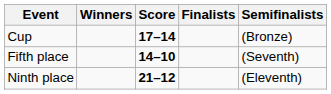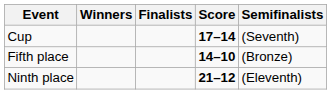columns swapped: (157, 15) <-> (208, 15)
(267, 36) (Bronze) -> (270, 36) (Seventh)
(270, 57) (Seventh) -> (267, 57) (Bronze)
